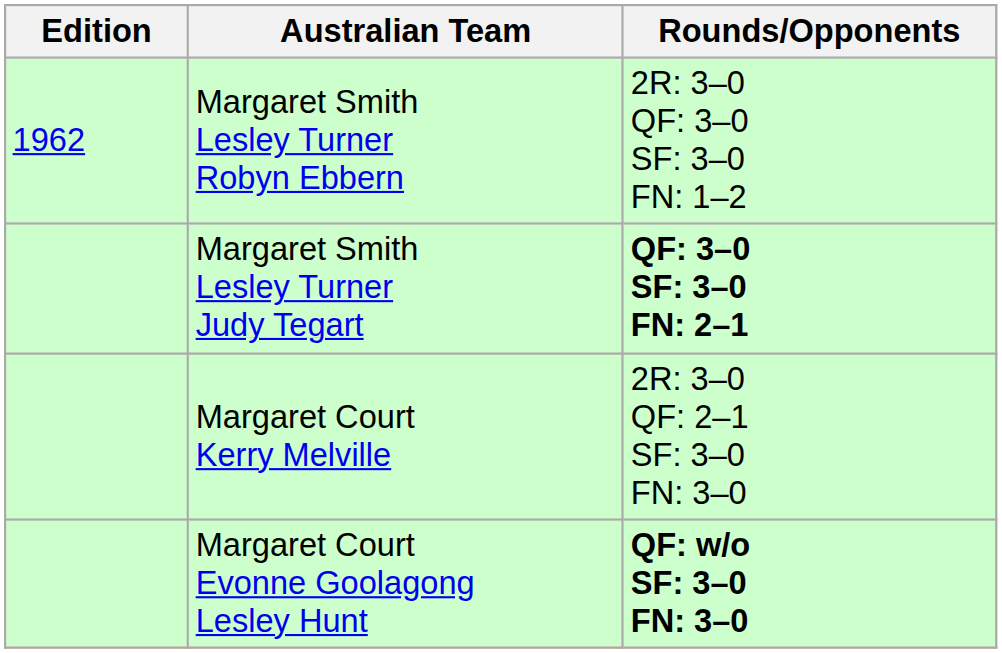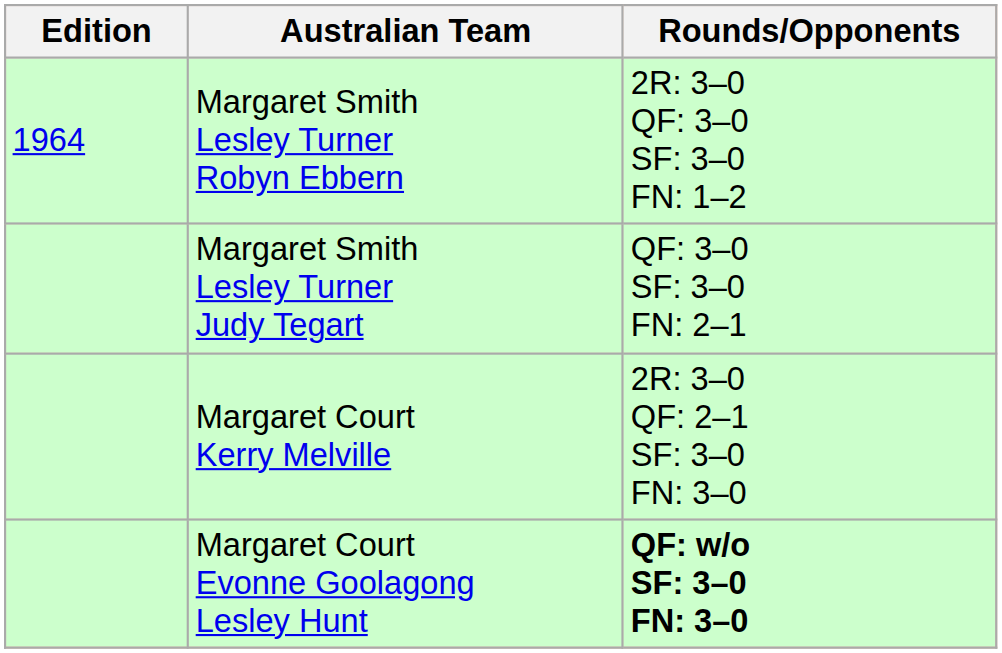(49, 140) 1962 -> (49, 140) 1964
(691, 287) bold -> (690, 287) normal
